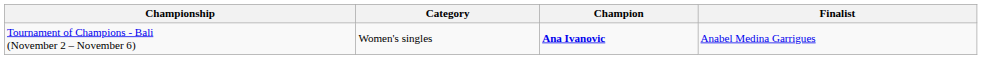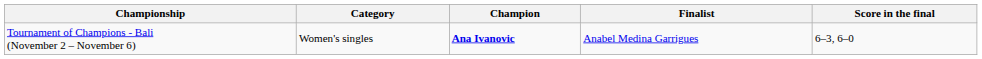+ column: (895, 14)
